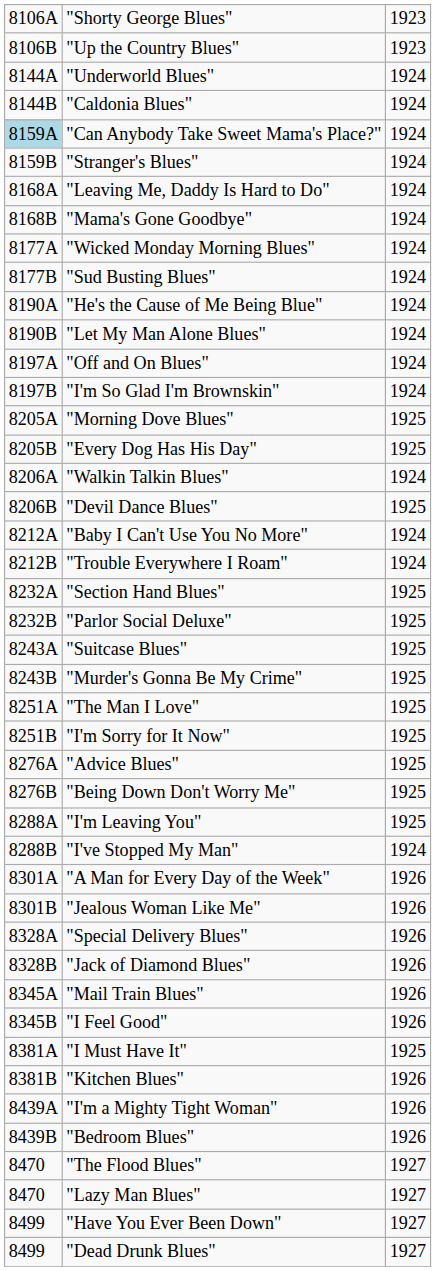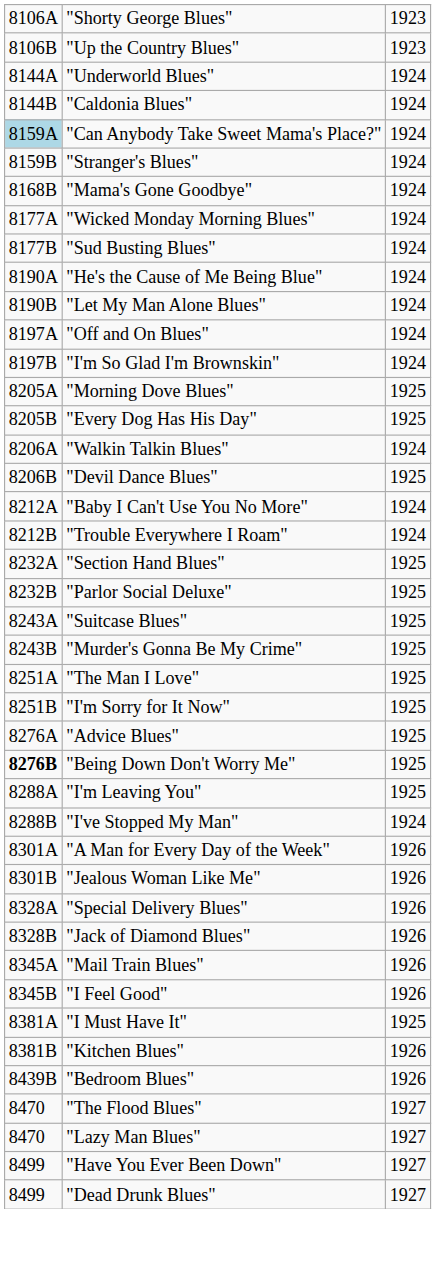- row: (198, 190)
(33, 793) normal -> (33, 764) bold
- row: (172, 1108)
